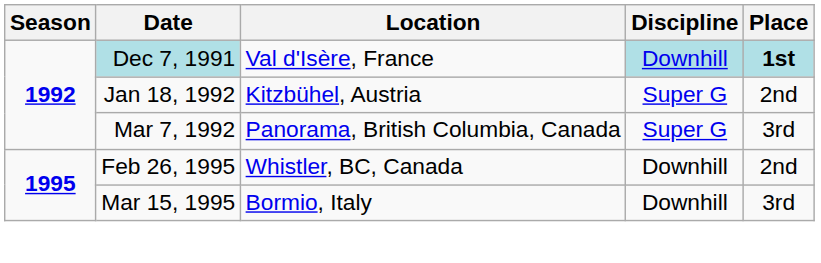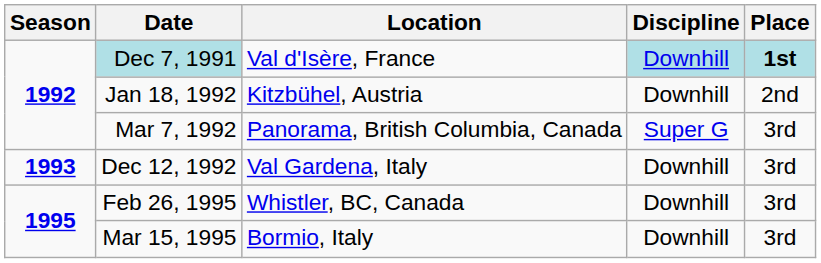(685, 94) Super G -> (686, 94) Downhill
+ row: (169, 166)
(779, 166) 2nd -> (780, 202) 3rd
